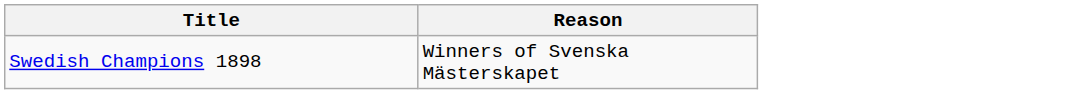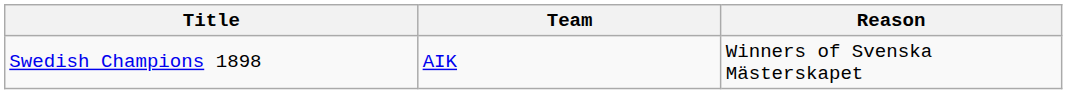+ column: (570, 20)
